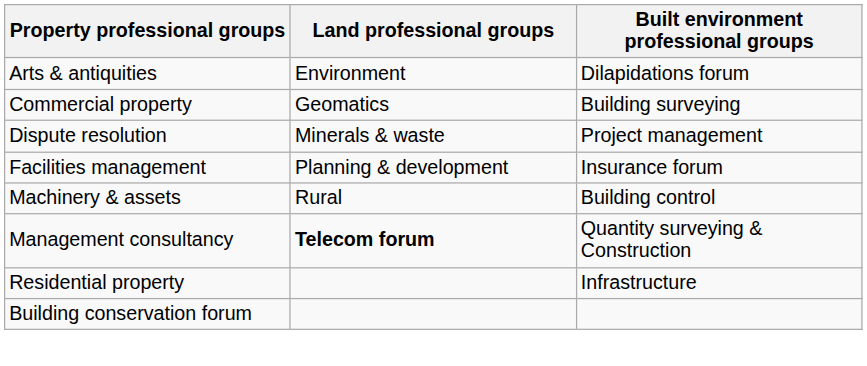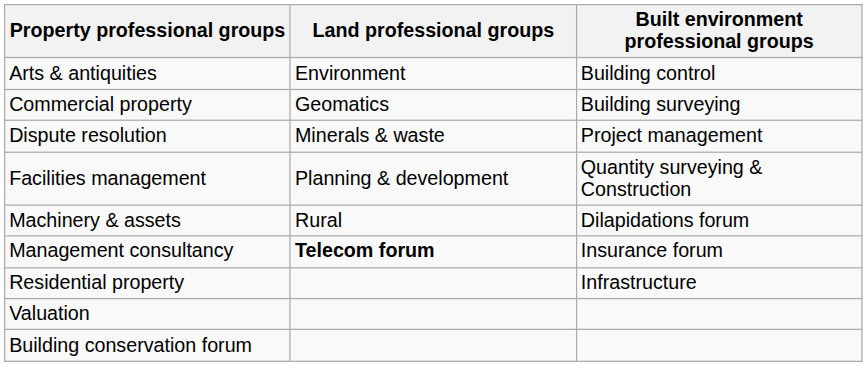(665, 73) Dilapidations forum -> (648, 73) Building control
(652, 167) Insurance forum -> (672, 178) Quantity surveying & Construction
(648, 198) Building control -> (665, 220) Dilapidations forum
(672, 240) Quantity surveying & Construction -> (652, 251) Insurance forum
+ row: (49, 314)
